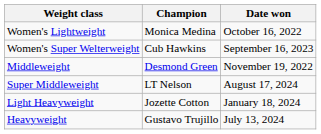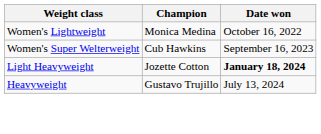- row: (38, 66)
- row: (53, 84)
(262, 102) normal -> (264, 66) bold
